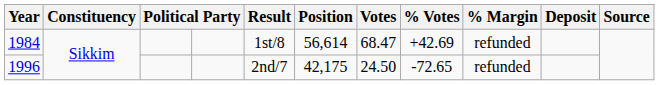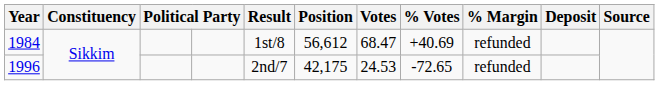(326, 42) 56,614 -> (326, 42) 56,612
(432, 42) +42.69 -> (432, 42) +40.69
(378, 67) 24.50 -> (378, 67) 24.53
